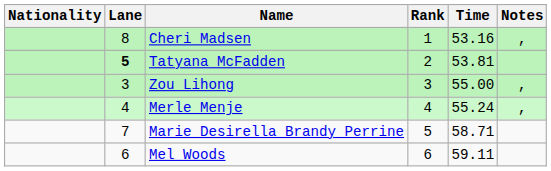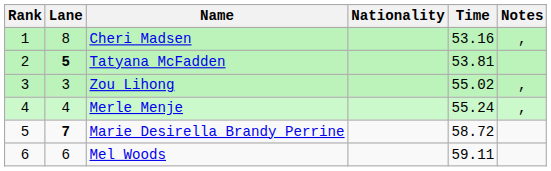columns swapped: (428, 16) <-> (55, 16)
(473, 85) 55.00 -> (473, 85) 55.02
(125, 132) normal -> (66, 132) bold
(473, 132) 58.71 -> (473, 132) 58.72
